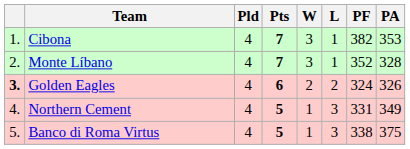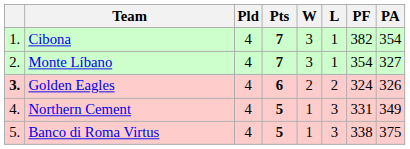(390, 39) 353 -> (390, 39) 354
(361, 62) 352 -> (361, 62) 354
(390, 62) 328 -> (390, 62) 327
